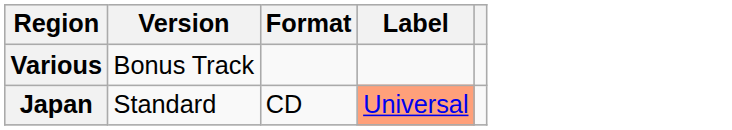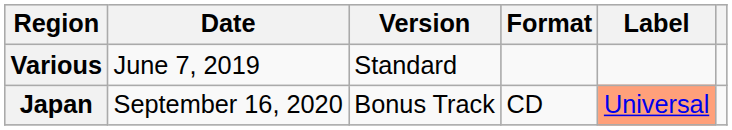+ column: (228, 24)
(184, 64) Bonus Track -> (406, 64) Standard
(165, 104) Standard -> (425, 104) Bonus Track
